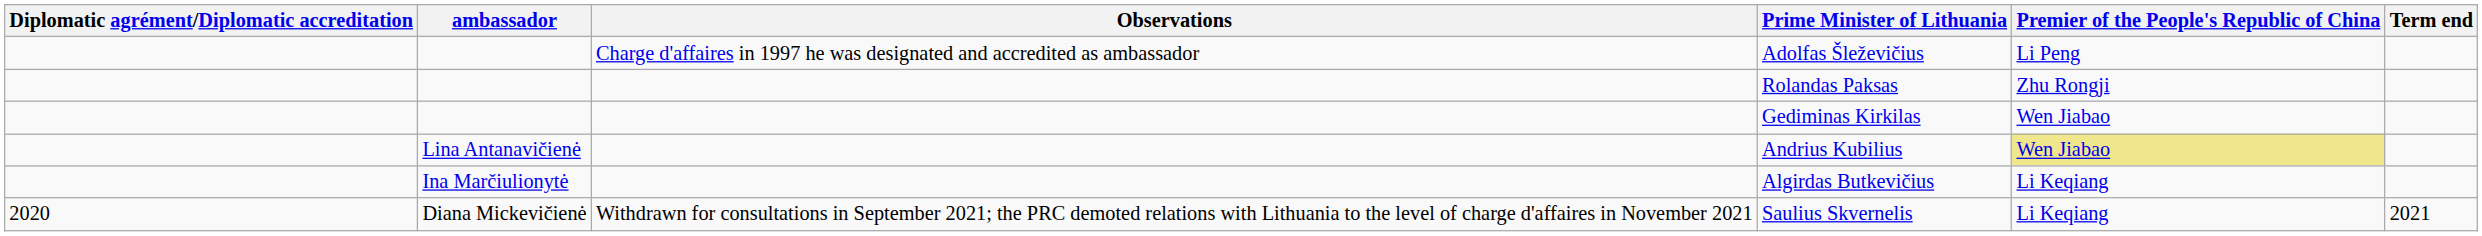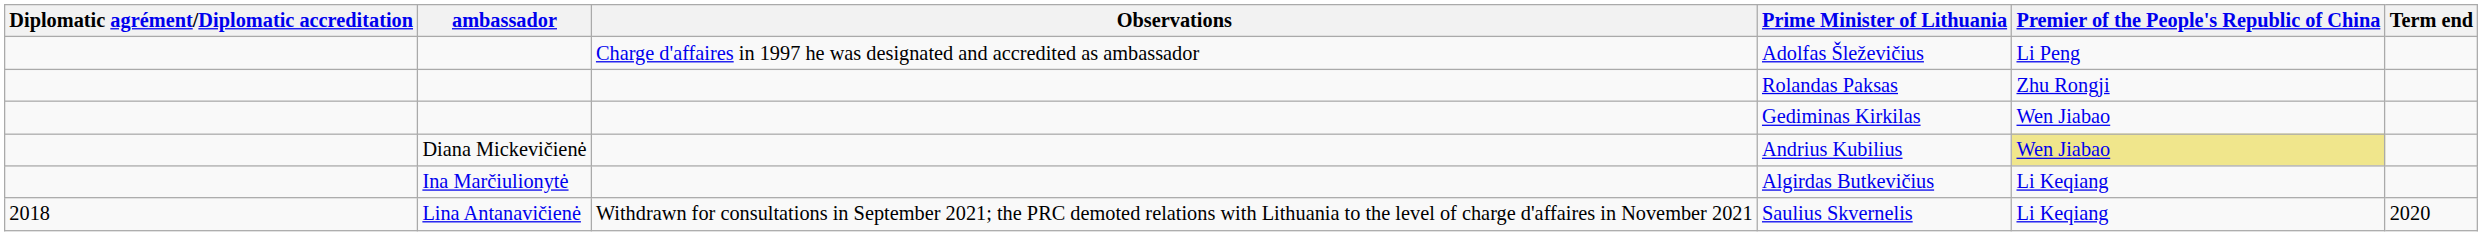(502, 149) Lina Antanavičienė -> (504, 149) Diana Mickevičienė
(30, 213) 2020 -> (30, 213) 2018
(504, 213) Diana Mickevičienė -> (502, 213) Lina Antanavičienė
(2410, 213) 2021 -> (2410, 213) 2020
